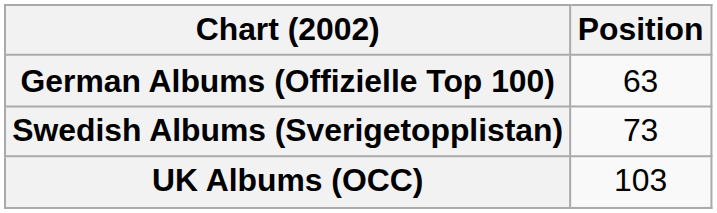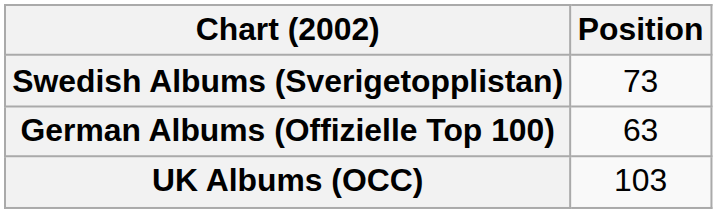rows swapped: (288, 80) <-> (288, 130)
